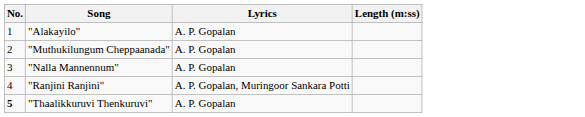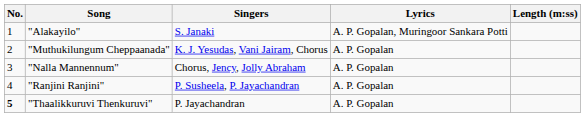+ column: (251, 13)
(205, 31) A. P. Gopalan -> (420, 31) A. P. Gopalan, Muringoor Sankara Potti
(262, 85) A. P. Gopalan, Muringoor Sankara Potti -> (363, 85) A. P. Gopalan
